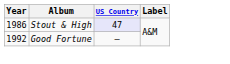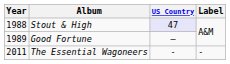(17, 25) 1986 -> (17, 25) 1988
(17, 39) 1992 -> (17, 39) 1989
+ row: (89, 53)
